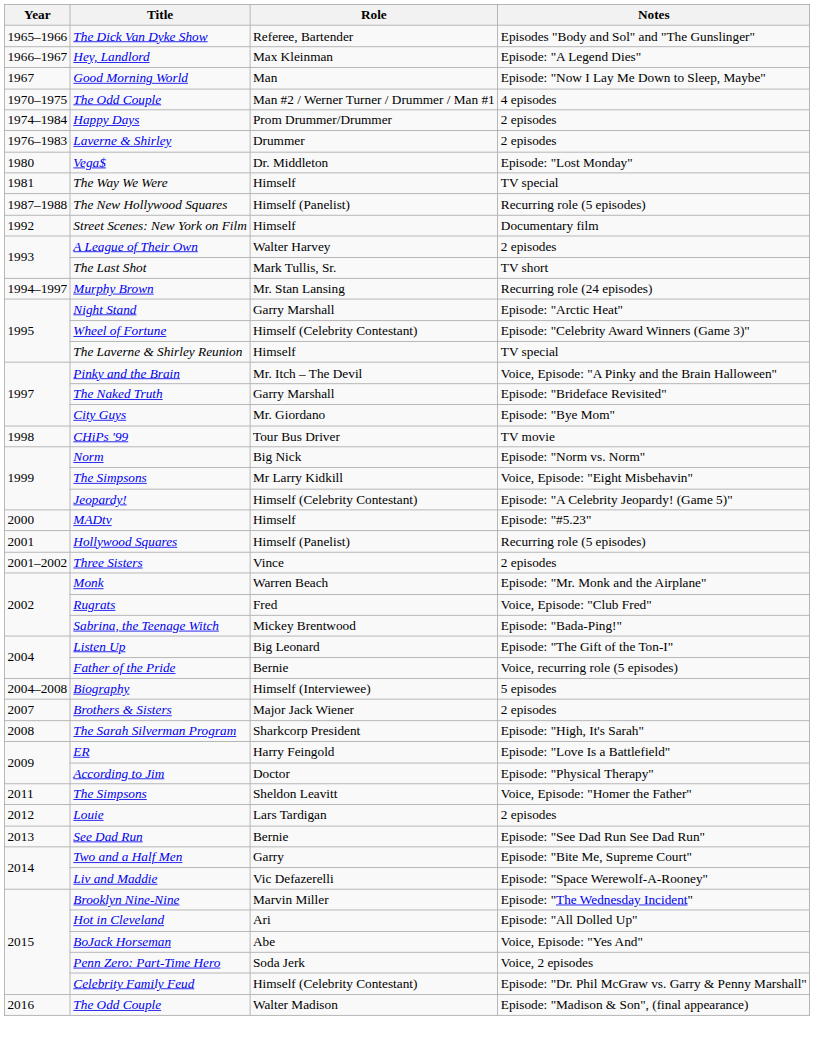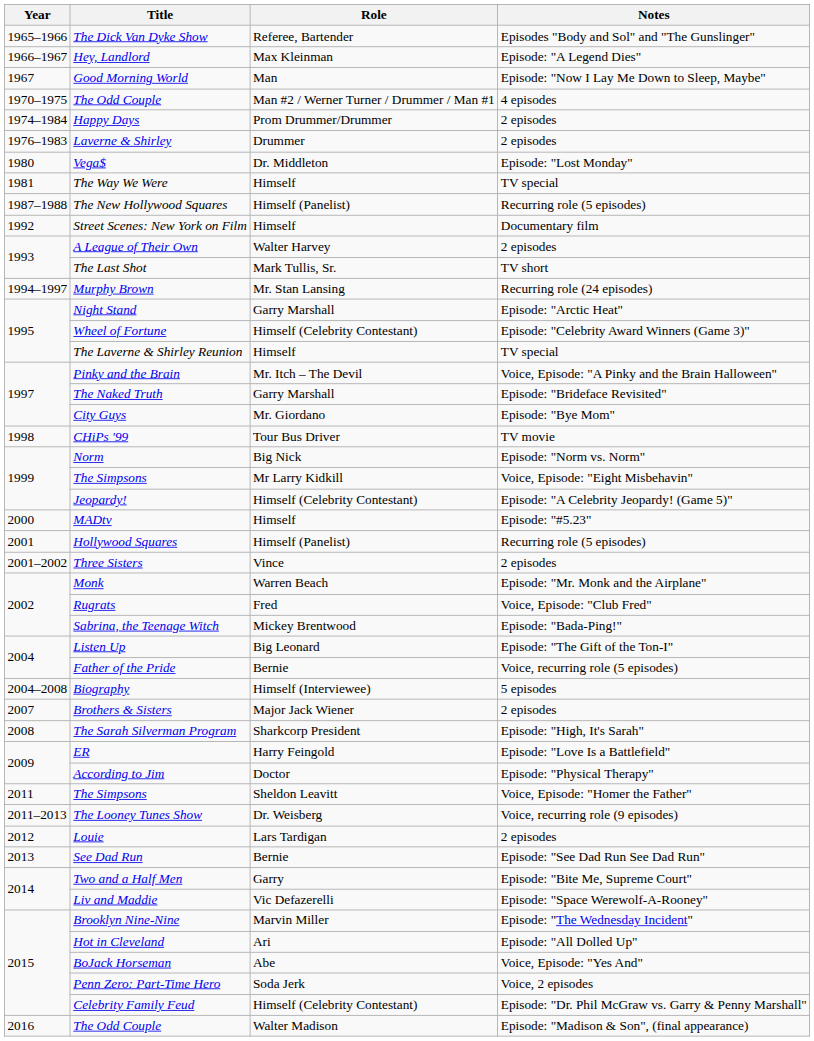+ row: (138, 815)
